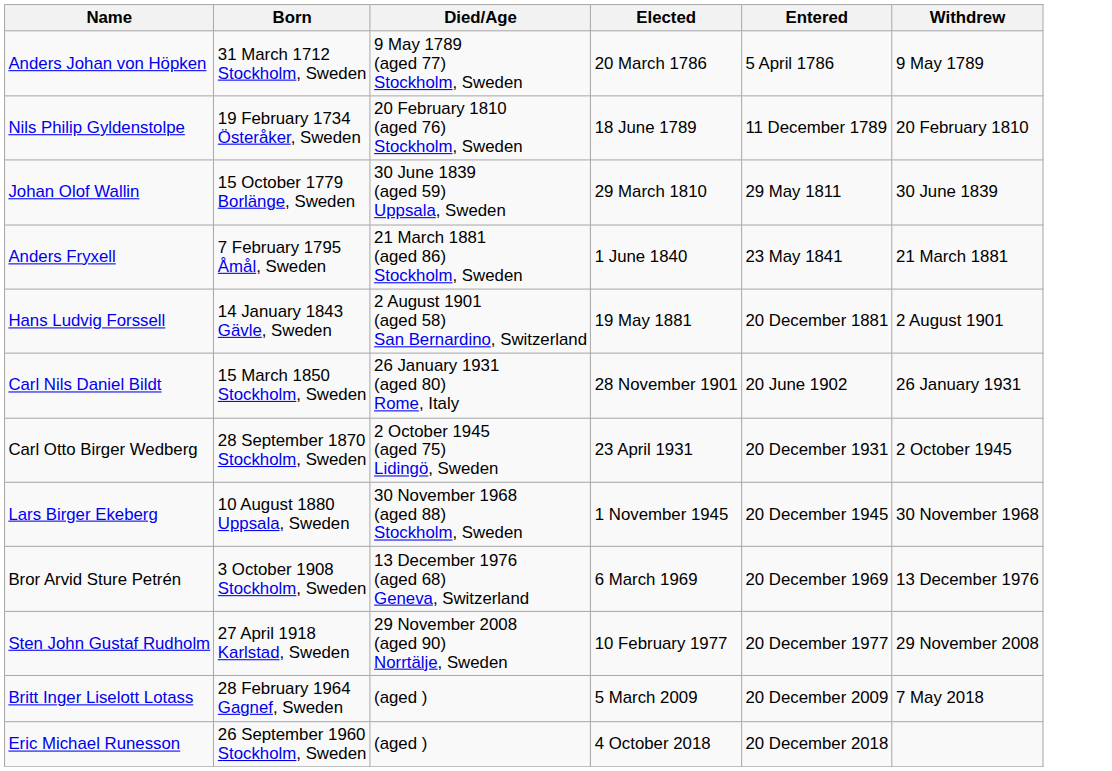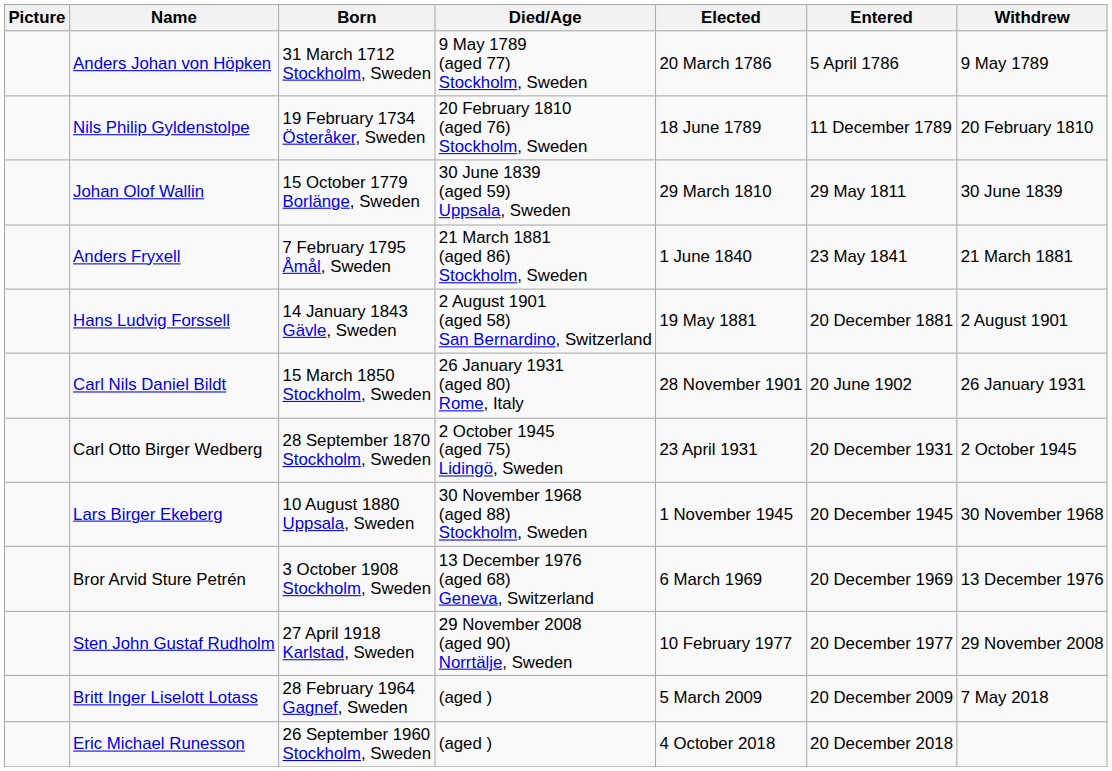+ column: (37, 17)
